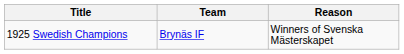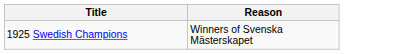- column: (213, 12)
